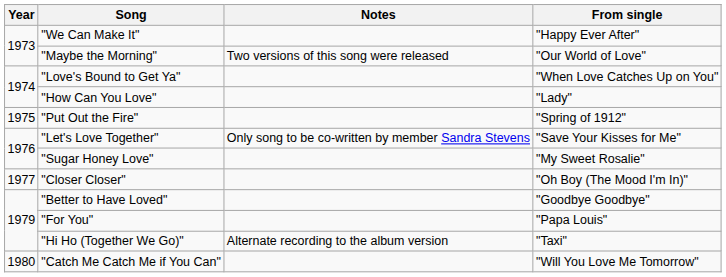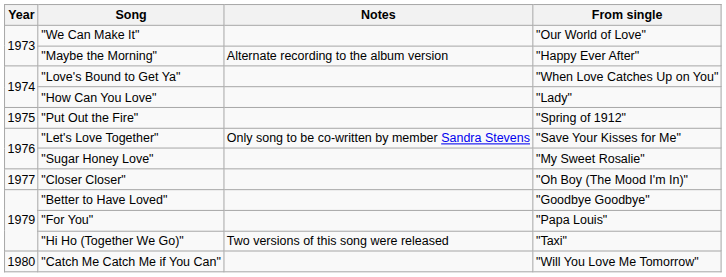(588, 35) "Happy Ever After" -> (591, 35) "Our World of Love"
(338, 56) Two versions of this song were released -> (337, 56) Alternate recording to the album version
(591, 56) "Our World of Love" -> (588, 56) "Happy Ever After"
(337, 241) Alternate recording to the album version -> (338, 241) Two versions of this song were released
